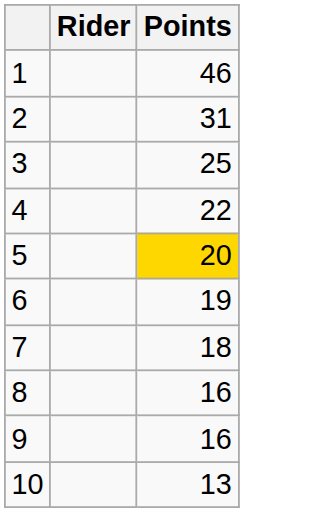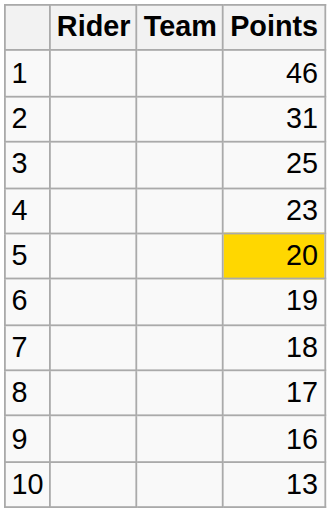+ column: (180, 27)
(216, 210) 22 -> (302, 210) 23
(216, 392) 16 -> (302, 392) 17
